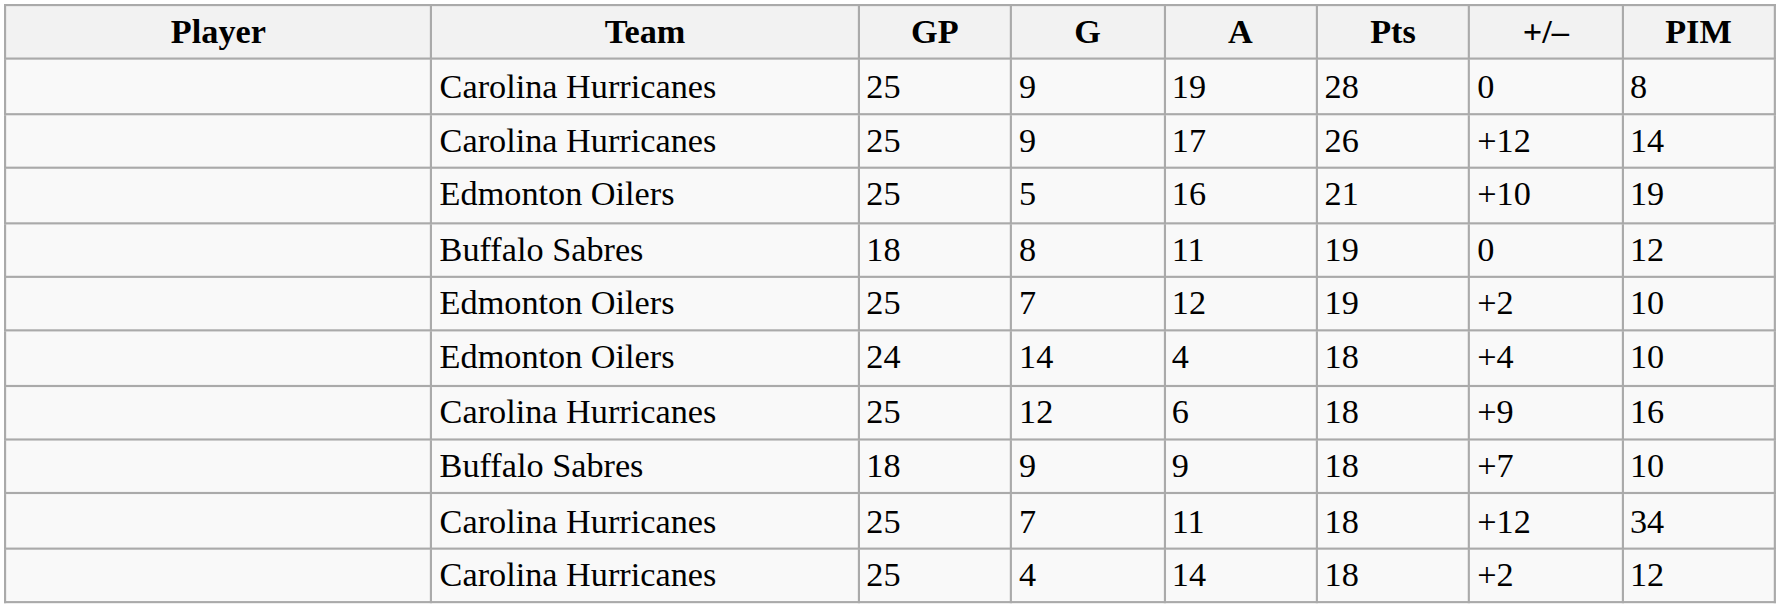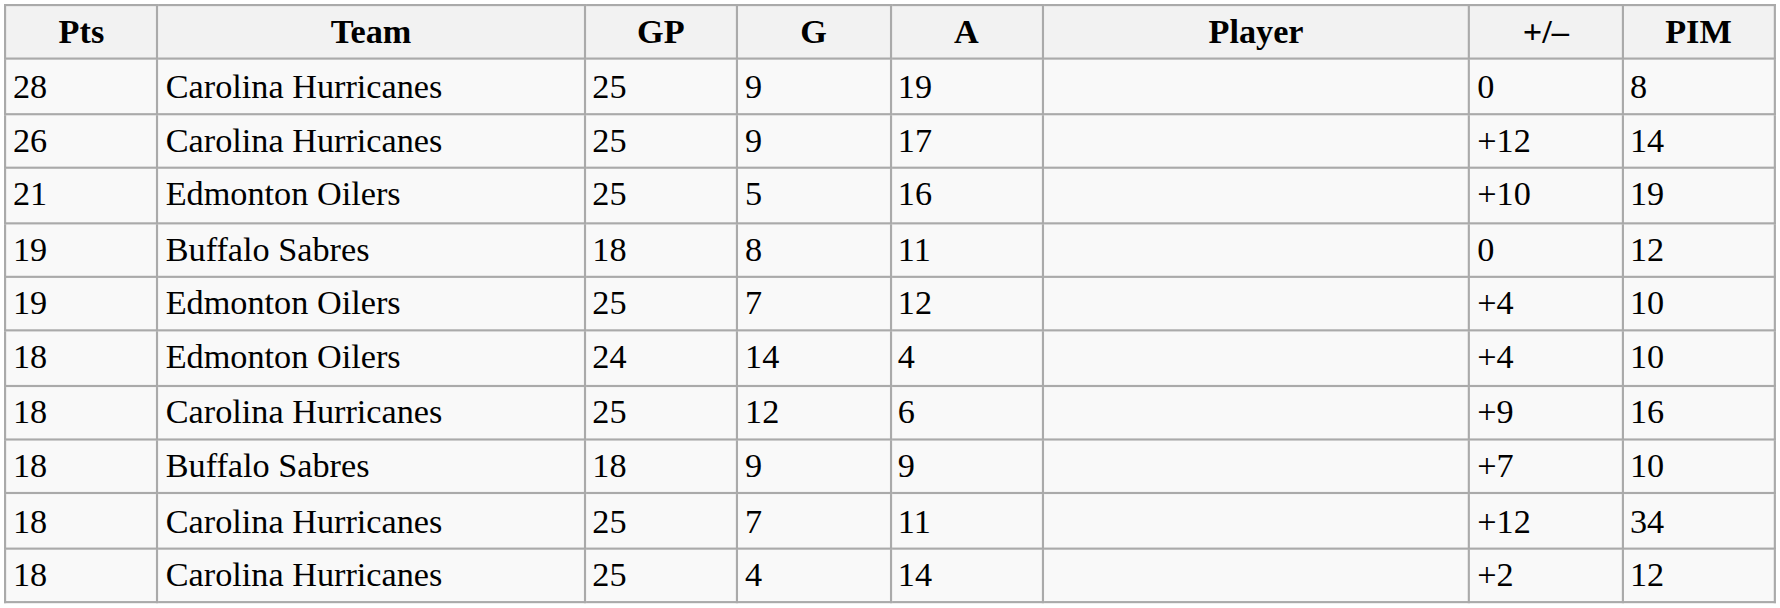columns swapped: (218, 31) <-> (1393, 31)
(1495, 303) +2 -> (1495, 303) +4
